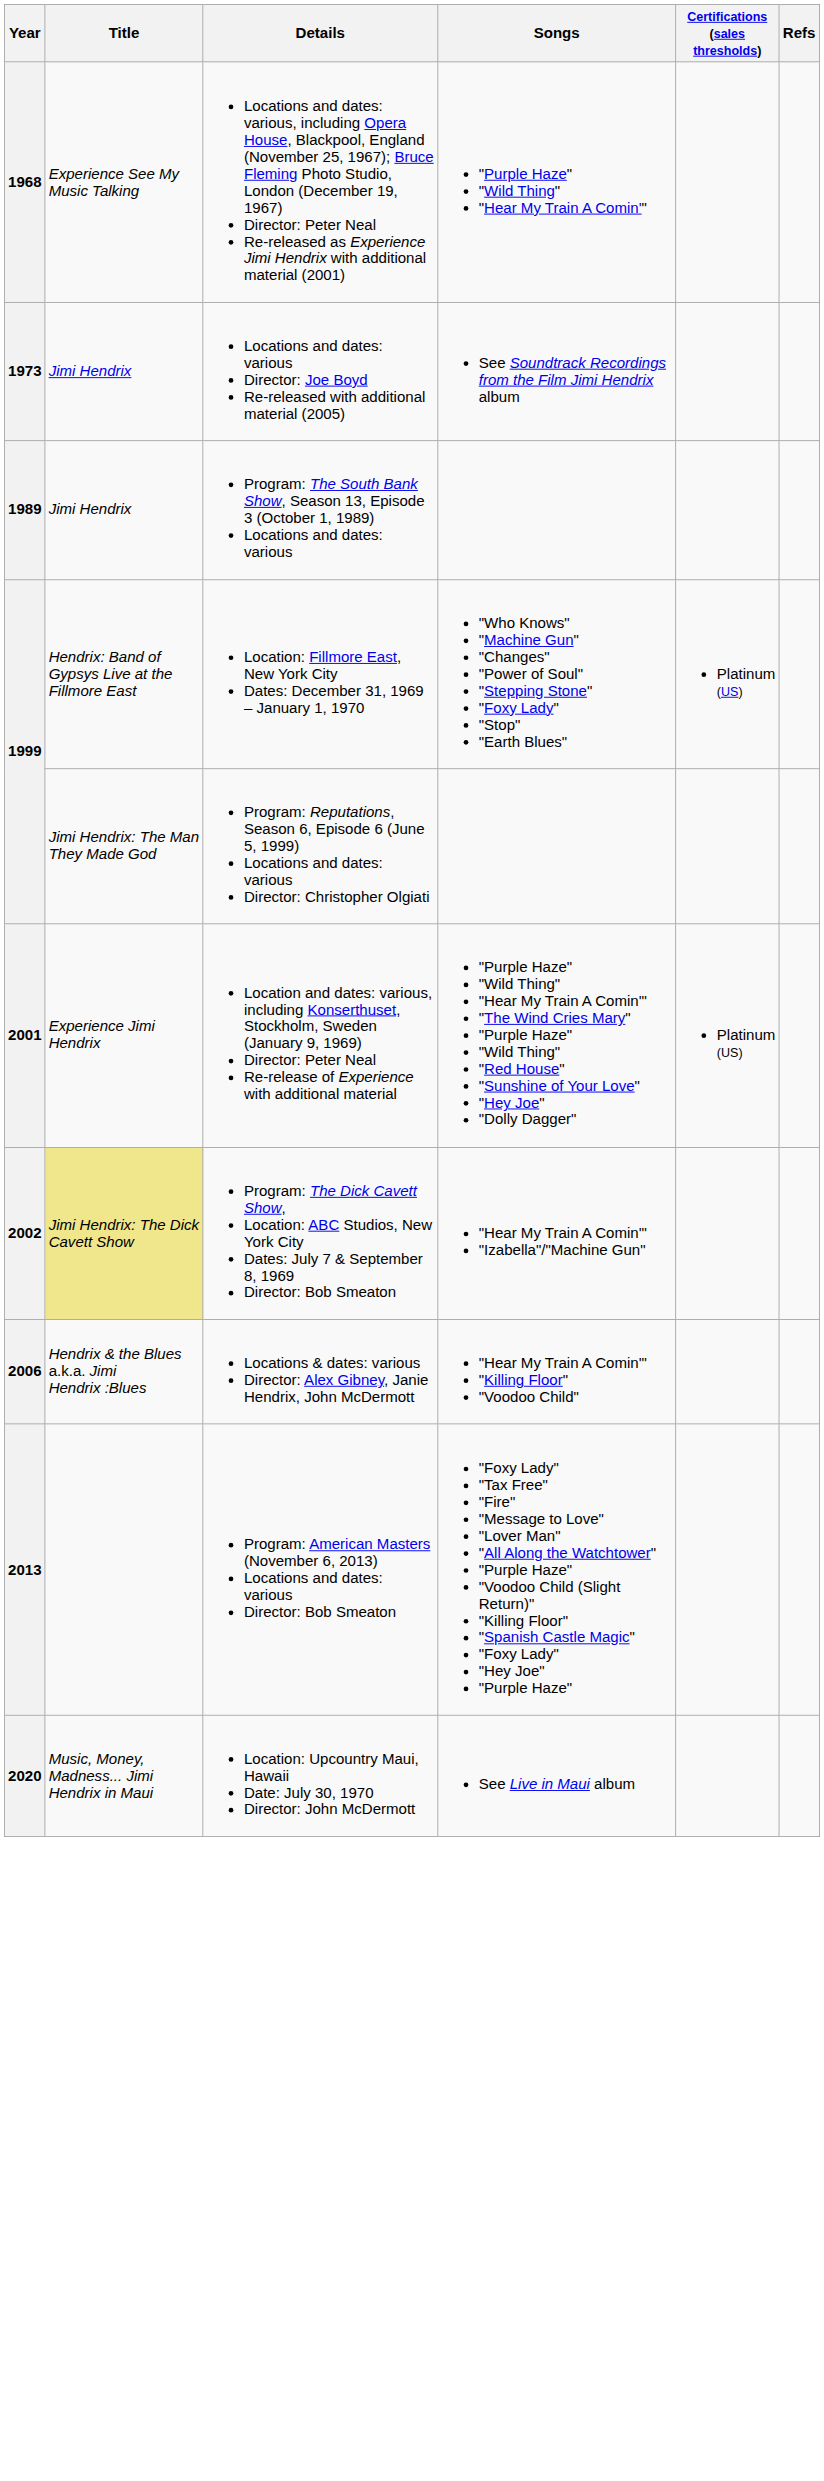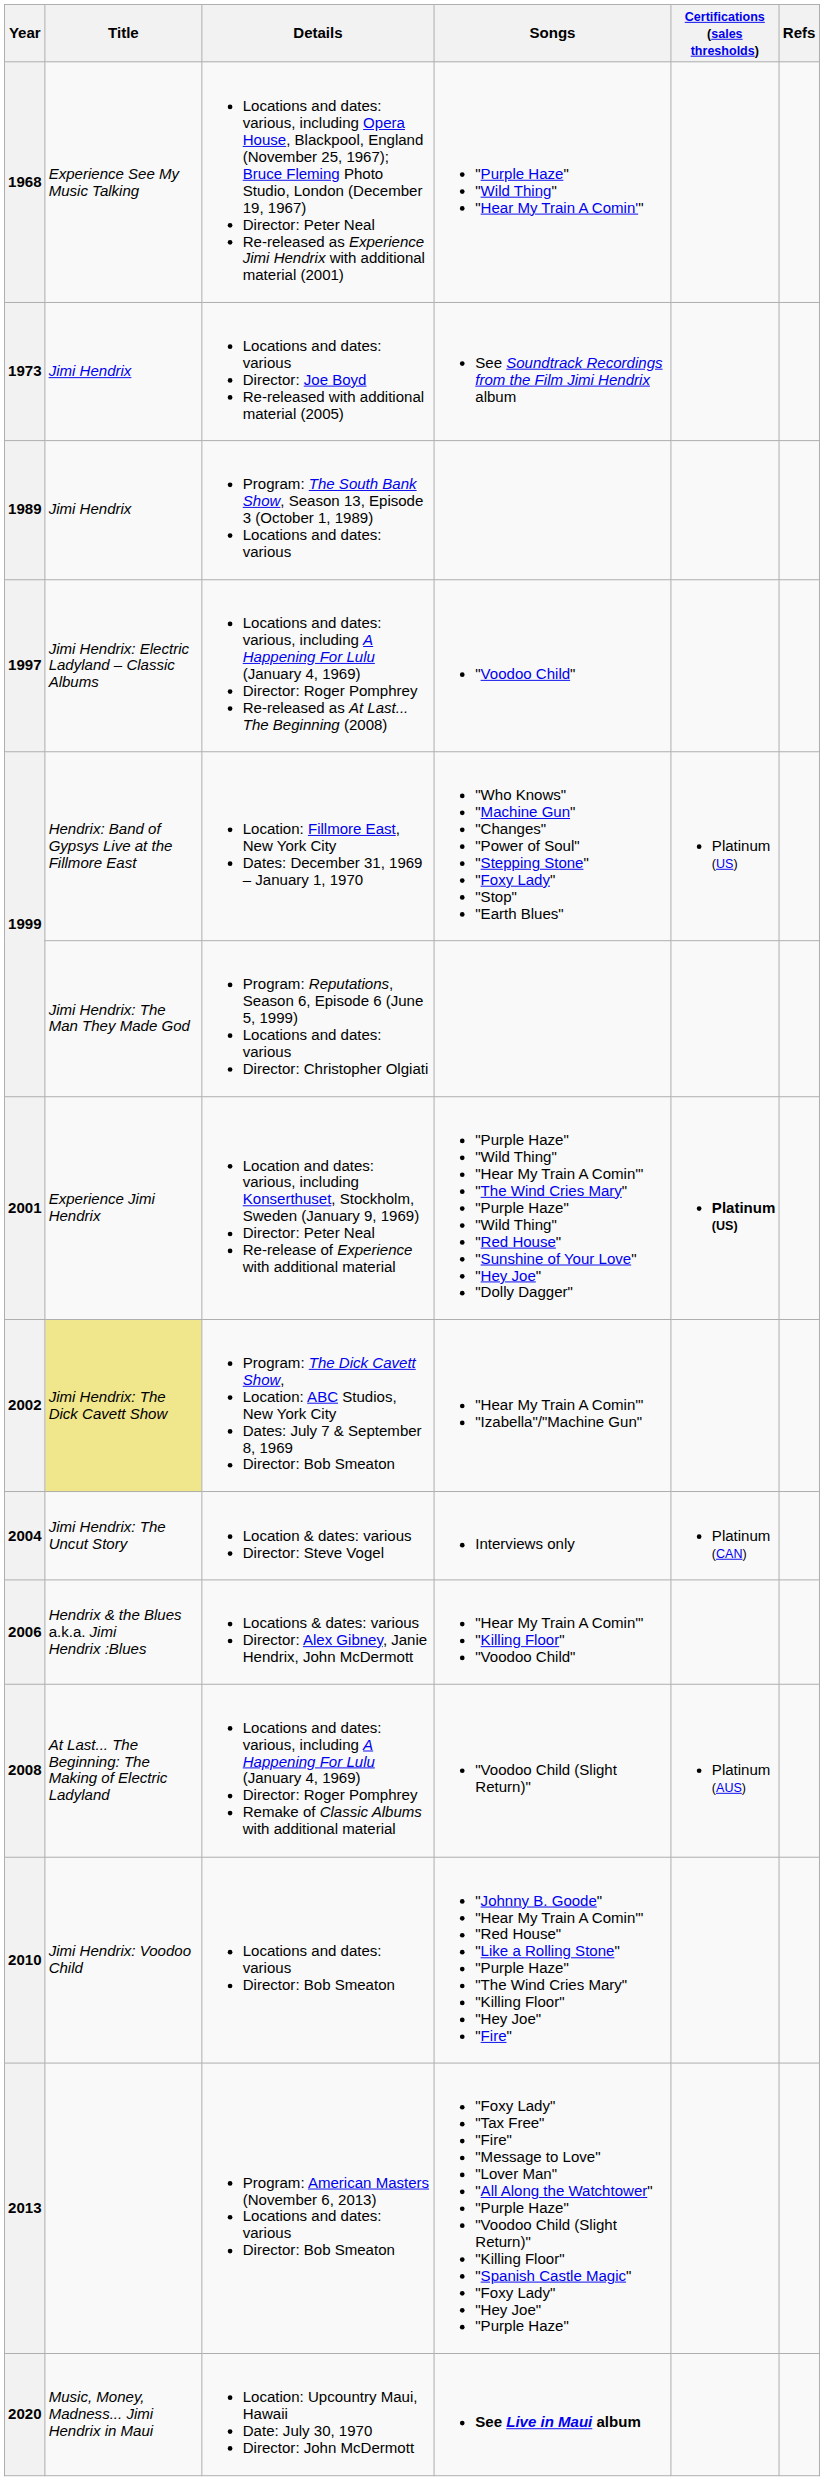+ row: (25, 665)
(727, 1044) normal -> (725, 1216) bold
+ row: (25, 1535)
+ row: (25, 1770)
+ row: (25, 1959)
(557, 1784) normal -> (552, 2423) bold
